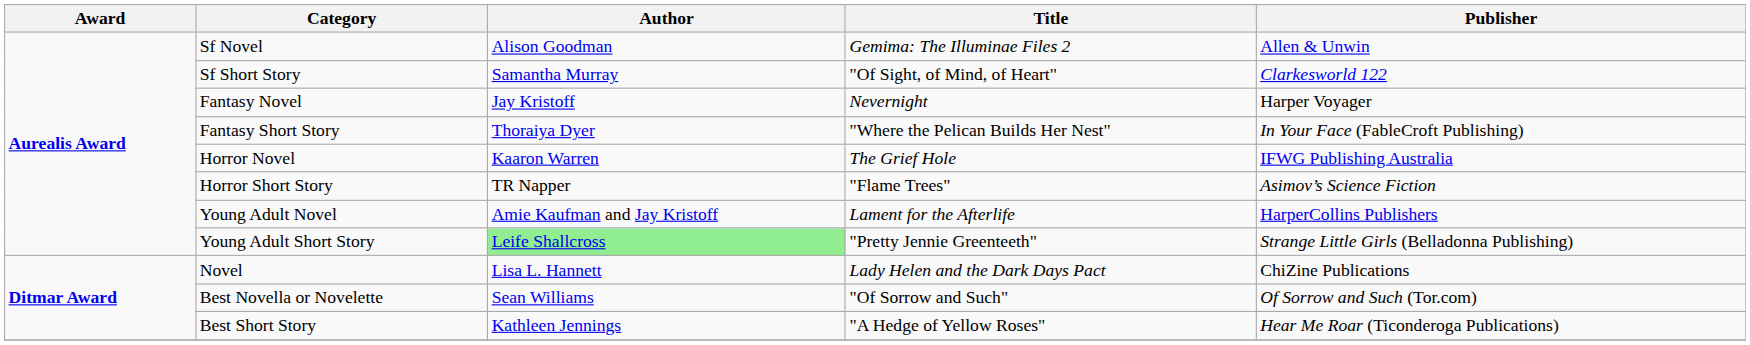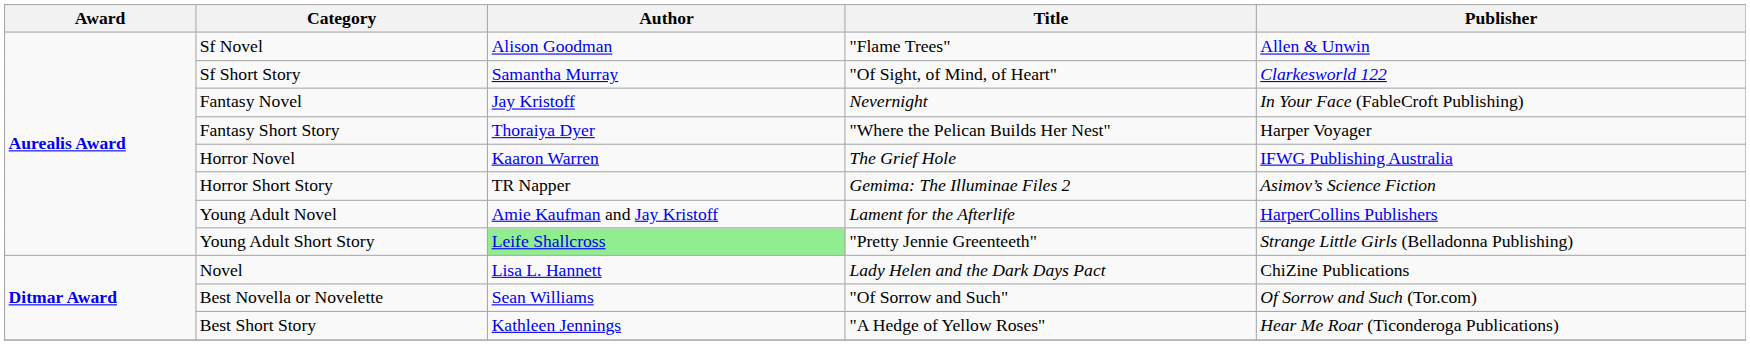(960, 46) Gemima: The Illuminae Files 2 -> (900, 46) "Flame Trees"
(1316, 102) Harper Voyager -> (1392, 102) In Your Face (FableCroft Publishing)
(1392, 130) In Your Face (FableCroft Publishing) -> (1316, 130) Harper Voyager
(900, 185) "Flame Trees" -> (960, 185) Gemima: The Illuminae Files 2
